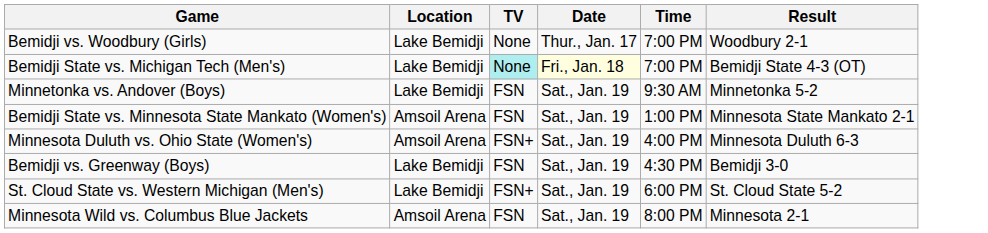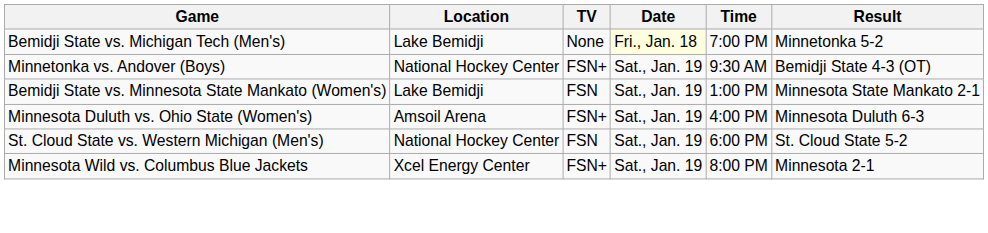- row: (107, 41)
(512, 66) paleturquoise background -> (585, 41) no background
(788, 66) Bemidji State 4-3 (OT) -> (829, 41) Minnetonka 5-2
(439, 91) Lake Bemidji -> (476, 66) National Hockey Center
(509, 91) FSN -> (587, 66) FSN+
(764, 91) Minnetonka 5-2 -> (853, 66) Bemidji State 4-3 (OT)
(440, 116) Amsoil Arena -> (439, 91) Lake Bemidji
- row: (109, 166)
(439, 191) Lake Bemidji -> (476, 141) National Hockey Center
(514, 191) FSN+ -> (582, 141) FSN
(440, 215) Amsoil Arena -> (462, 166) Xcel Energy Center
(509, 215) FSN -> (587, 166) FSN+
